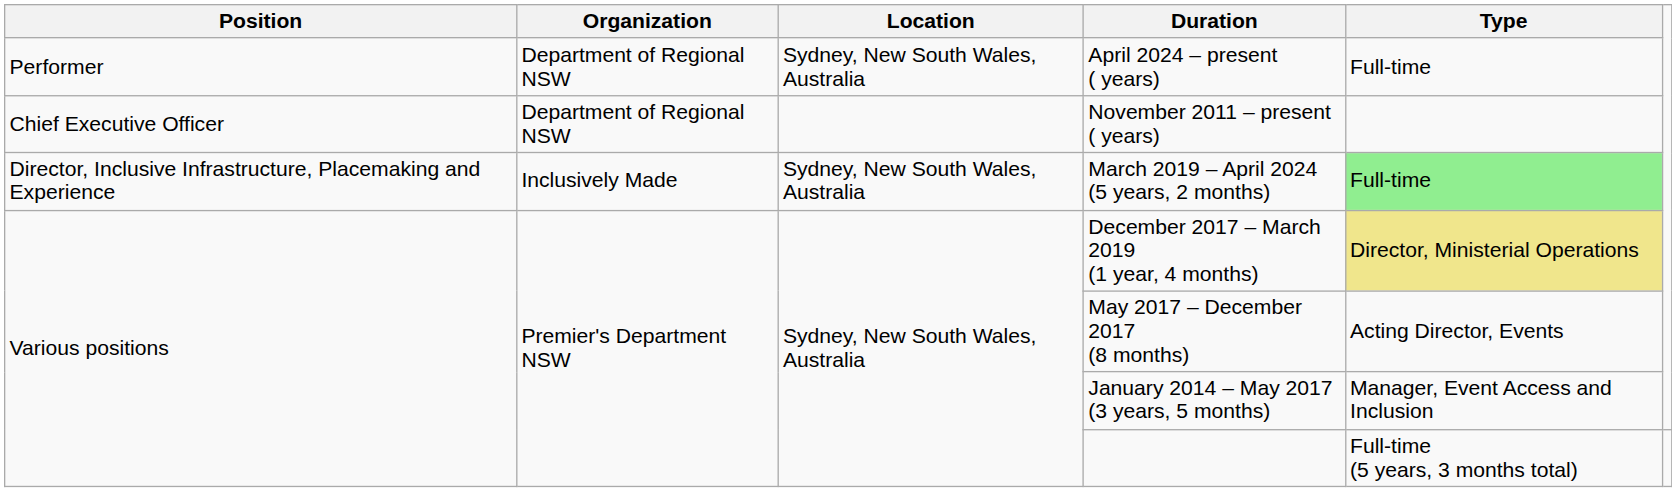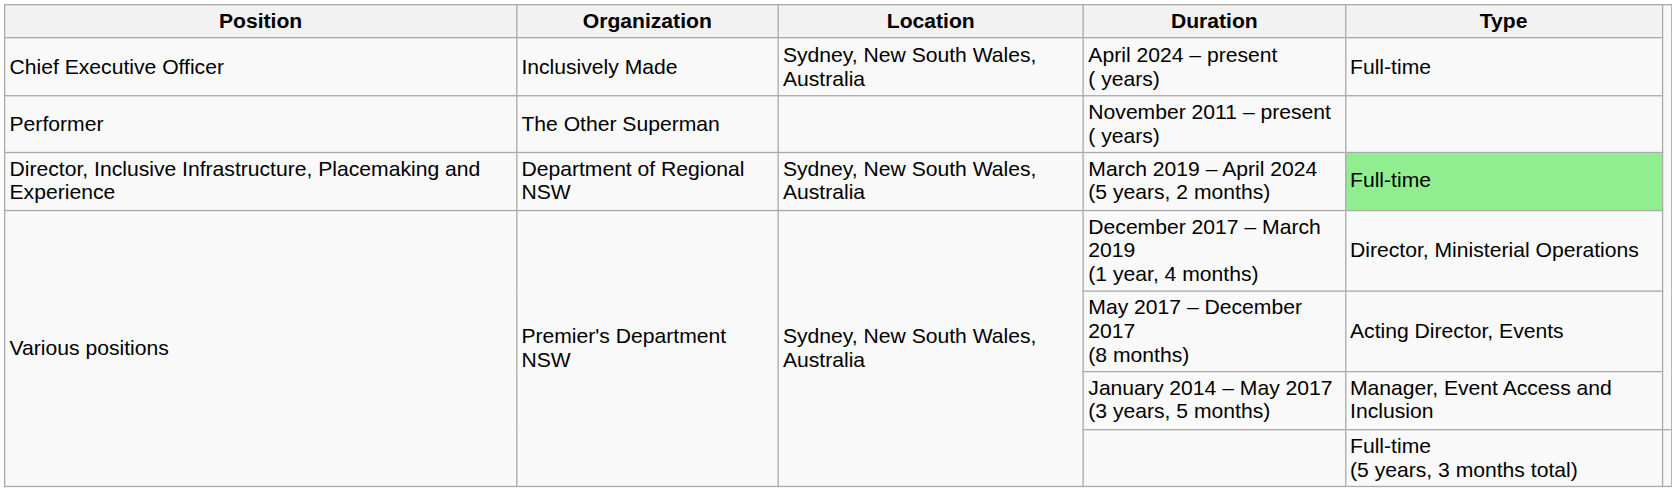(56, 66) Performer -> (117, 66) Chief Executive Officer
(633, 66) Department of Regional NSW -> (599, 66) Inclusively Made
(117, 123) Chief Executive Officer -> (56, 123) Performer
(633, 123) Department of Regional NSW -> (621, 123) The Other Superman
(599, 181) Inclusively Made -> (633, 181) Department of Regional NSW
(1494, 250) khaki background -> (1494, 250) no background
